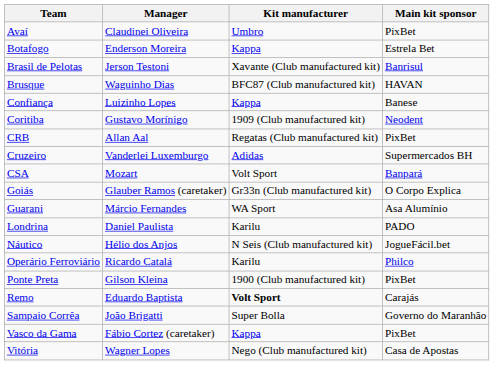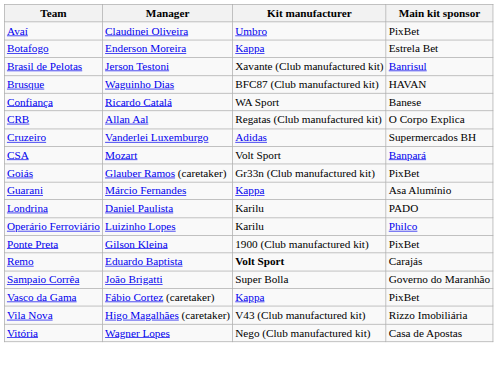(140, 102) Luizinho Lopes -> (139, 102) Ricardo Catalá
(246, 102) Kappa -> (257, 102) WA Sport
- row: (25, 119)
(400, 137) PixBet -> (427, 119) O Corpo Explica
(423, 191) O Corpo Explica -> (404, 173) PixBet
(253, 208) WA Sport -> (250, 191) Kappa
- row: (25, 244)
(139, 262) Ricardo Catalá -> (140, 226) Luizinho Lopes
+ row: (30, 315)
